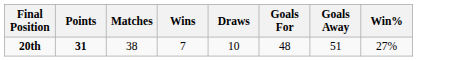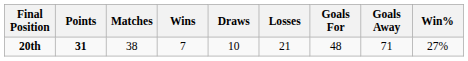+ column: (285, 21)
(336, 46) 51 -> (387, 46) 71
